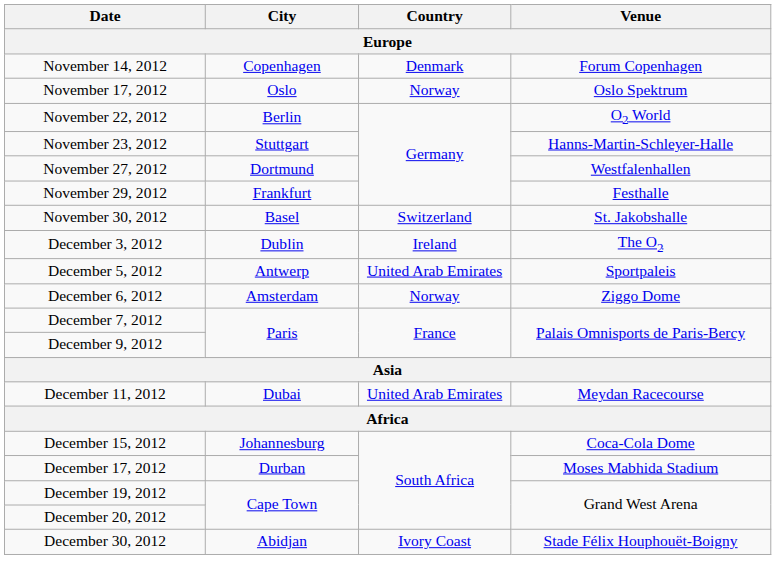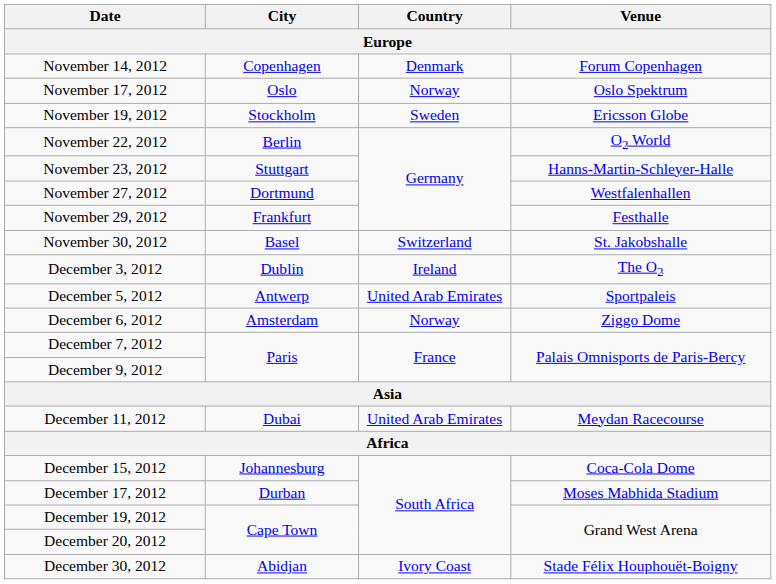+ row: (105, 115)
